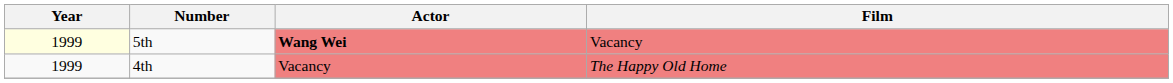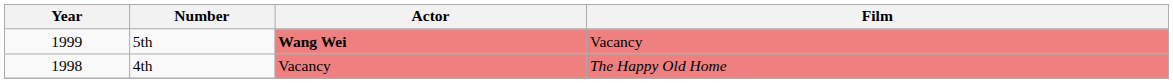(67, 41) lightyellow background -> (67, 41) no background
(67, 66) 1999 -> (67, 66) 1998
